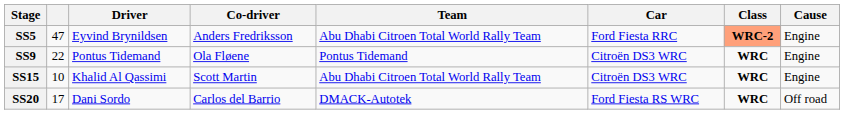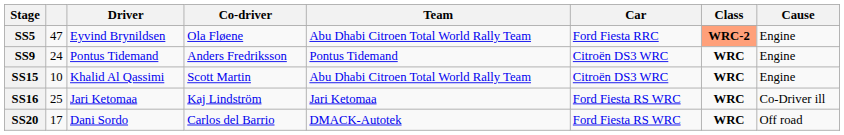(243, 36) Anders Fredriksson -> (215, 36) Ola Fløene
(58, 57) 22 -> (56, 57) 24
(221, 57) Ola Fløene -> (237, 57) Anders Fredriksson
+ row: (25, 98)
